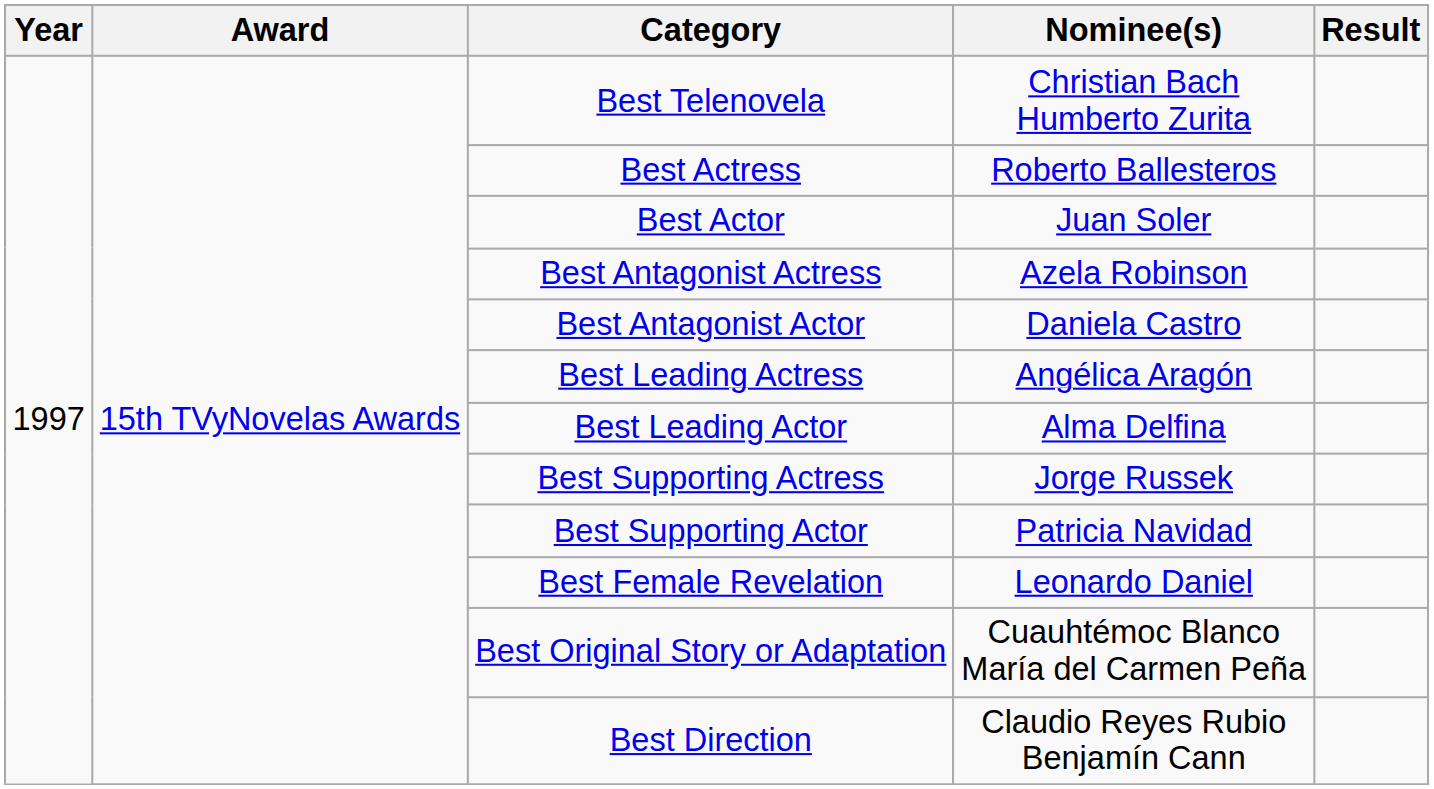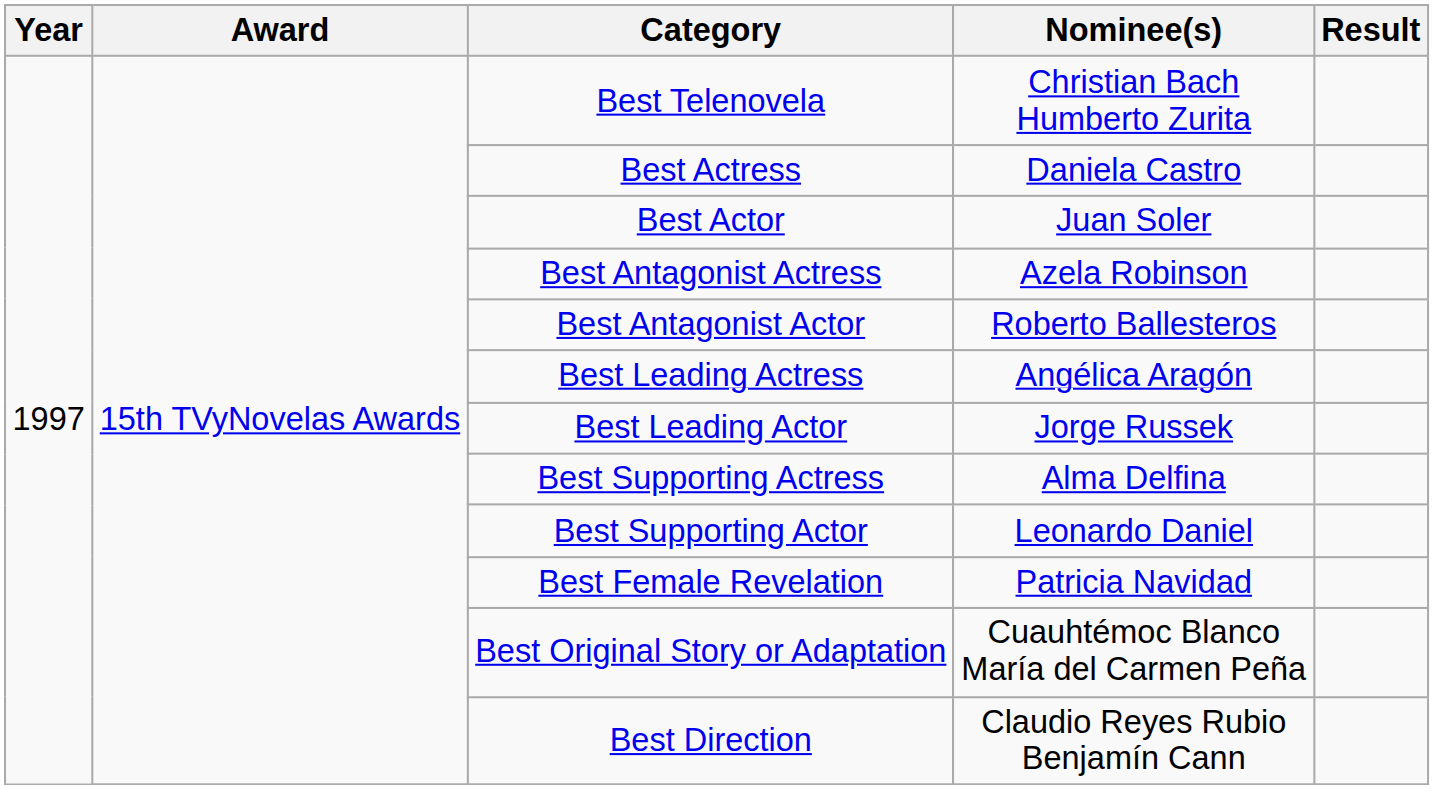(1134, 169) Roberto Ballesteros -> (1134, 169) Daniela Castro
(1134, 324) Daniela Castro -> (1134, 324) Roberto Ballesteros
(1134, 427) Alma Delfina -> (1134, 427) Jorge Russek
(1134, 478) Jorge Russek -> (1134, 478) Alma Delfina
(1134, 530) Patricia Navidad -> (1134, 530) Leonardo Daniel
(1134, 581) Leonardo Daniel -> (1134, 581) Patricia Navidad
